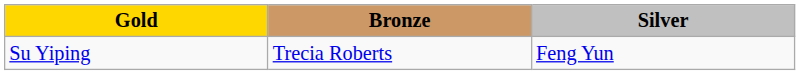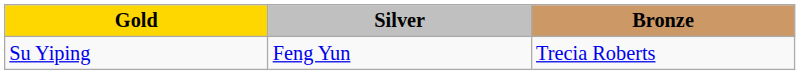columns swapped: (663, 20) <-> (400, 20)
